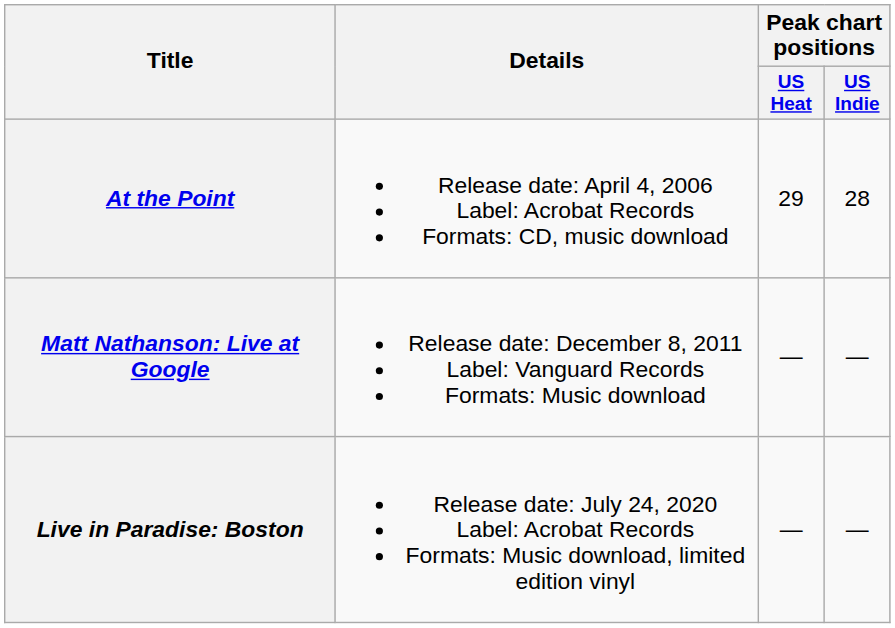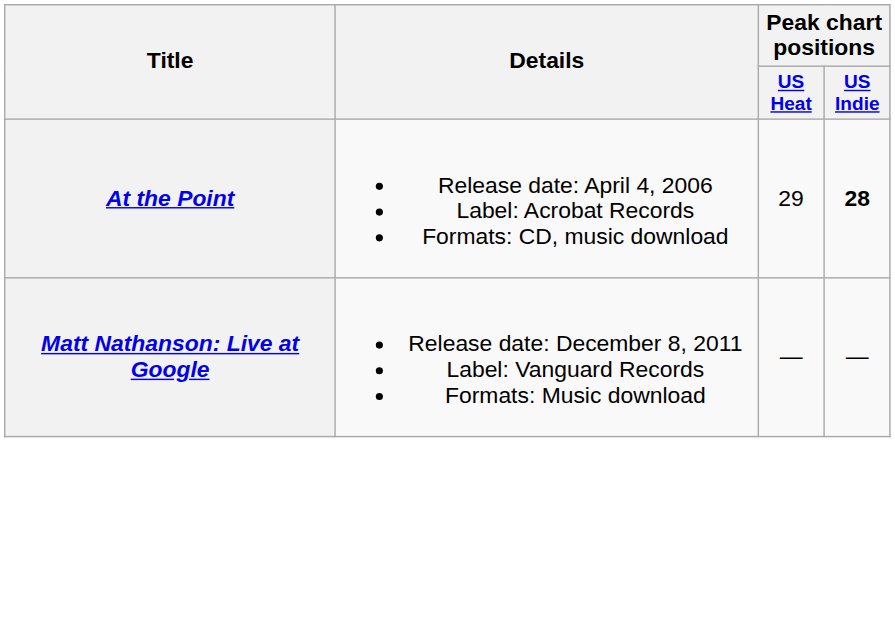(857, 198) normal -> (857, 198) bold
- row: (170, 529)
